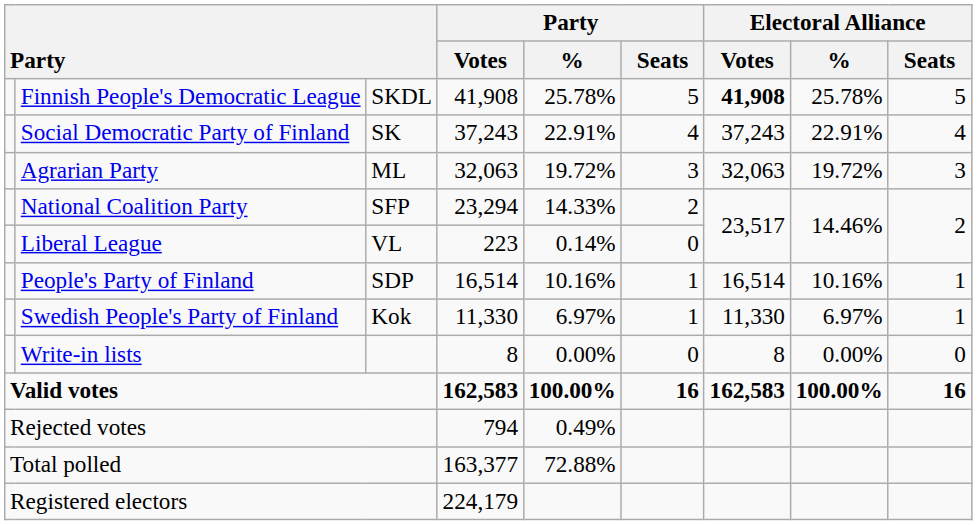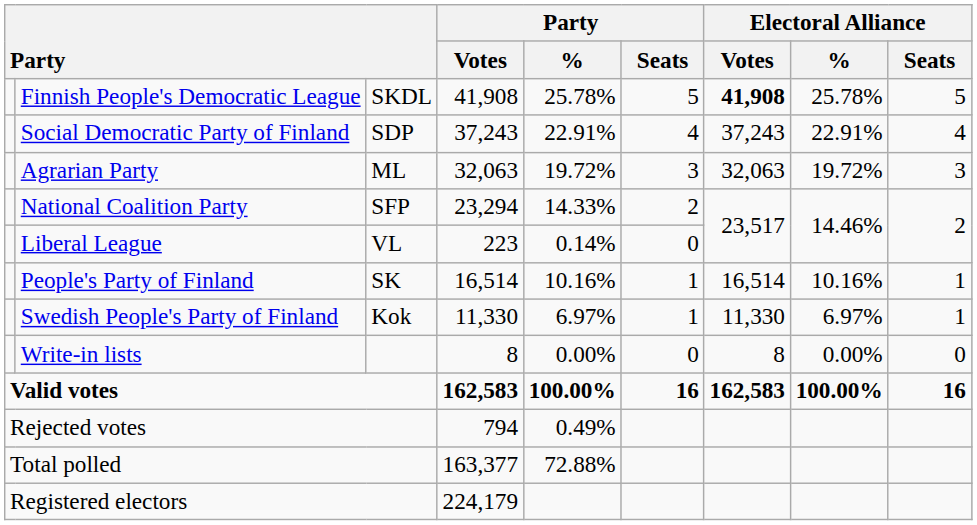(386, 133) SK -> (393, 133) SDP
(393, 280) SDP -> (386, 280) SK
